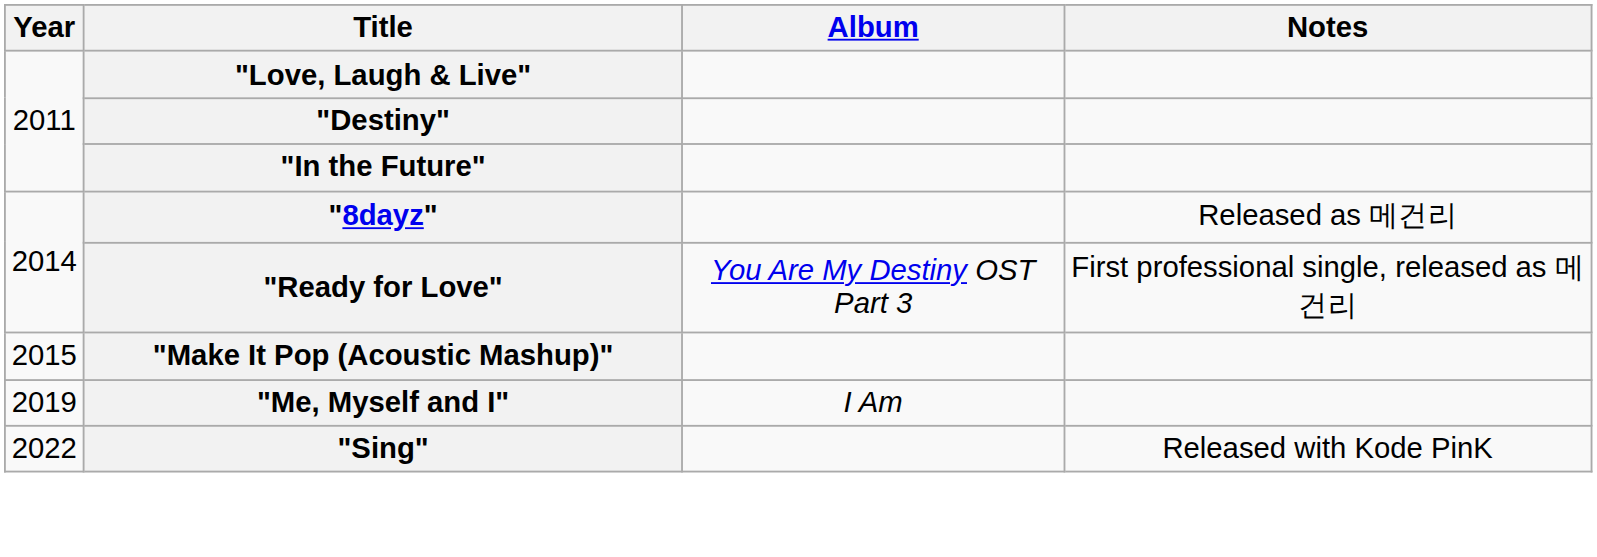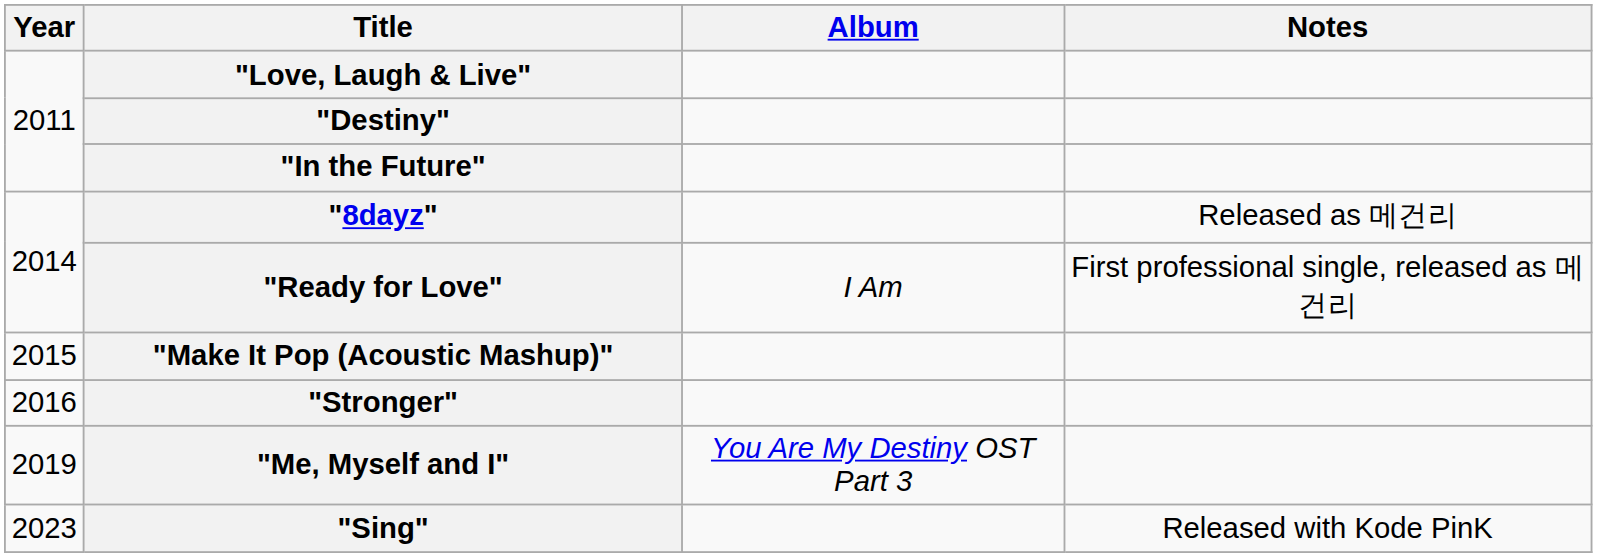(873, 287) You Are My Destiny OST Part 3 -> (873, 287) I Am
+ row: (383, 402)
(873, 402) I Am -> (873, 465) You Are My Destiny OST Part 3
(44, 448) 2022 -> (44, 527) 2023
